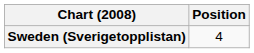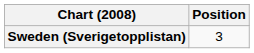(219, 36) 4 -> (219, 36) 3
